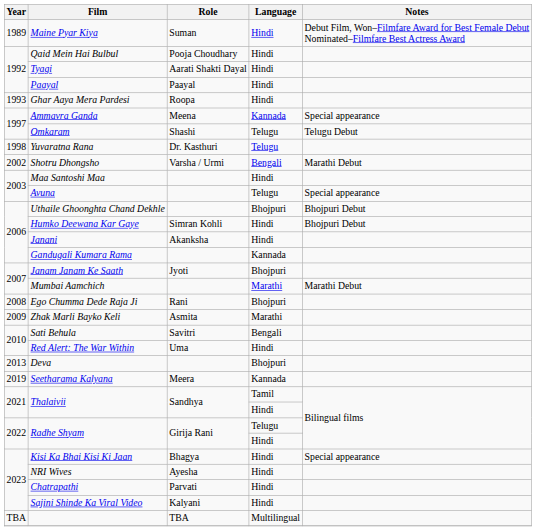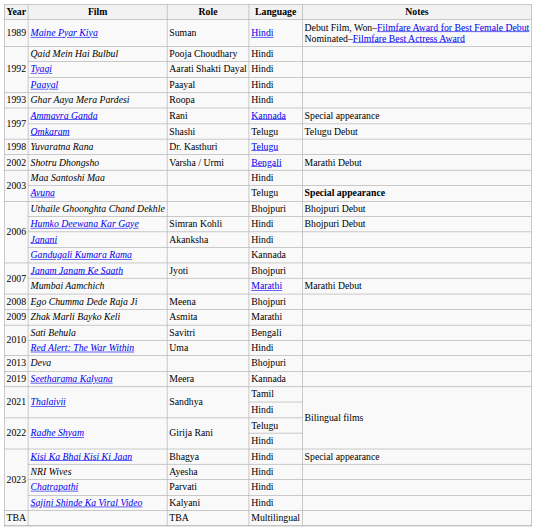(183, 116) Meena -> (178, 116) Rani
(342, 193) normal -> (345, 193) bold
(178, 301) Rani -> (183, 301) Meena
